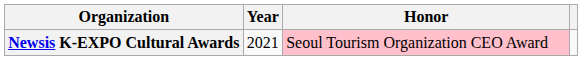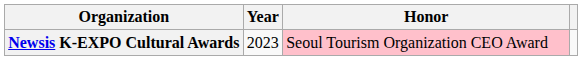(263, 42) 2021 -> (263, 42) 2023
